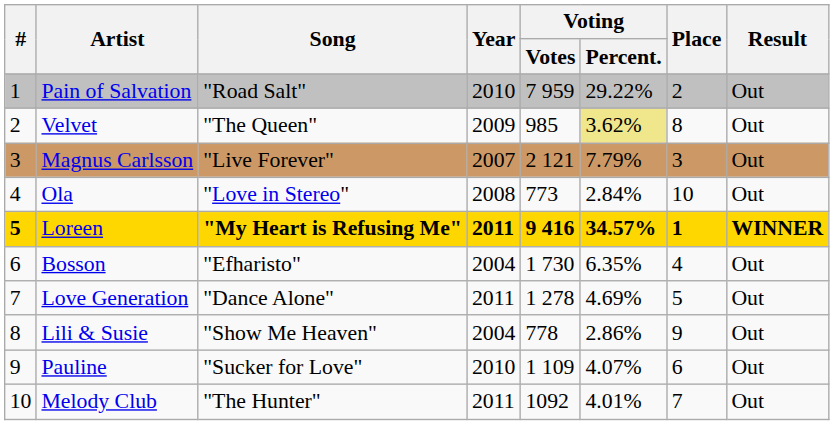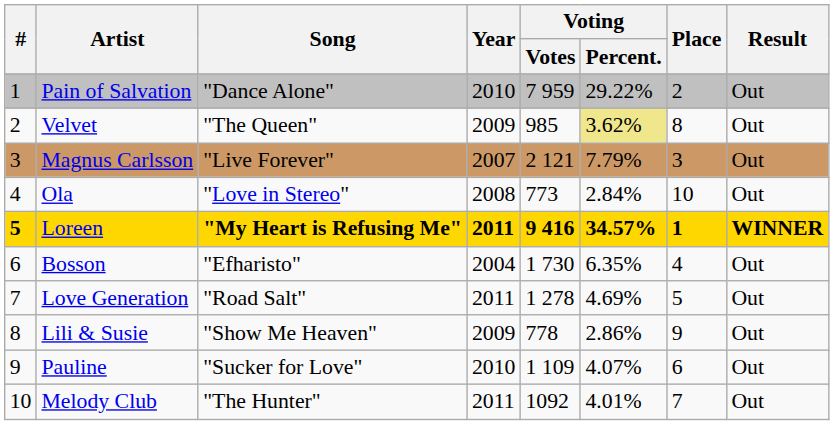(255, 90) "Road Salt" -> (269, 90) "Dance Alone"
(269, 297) "Dance Alone" -> (255, 297) "Road Salt"
(494, 332) 2004 -> (494, 332) 2009
